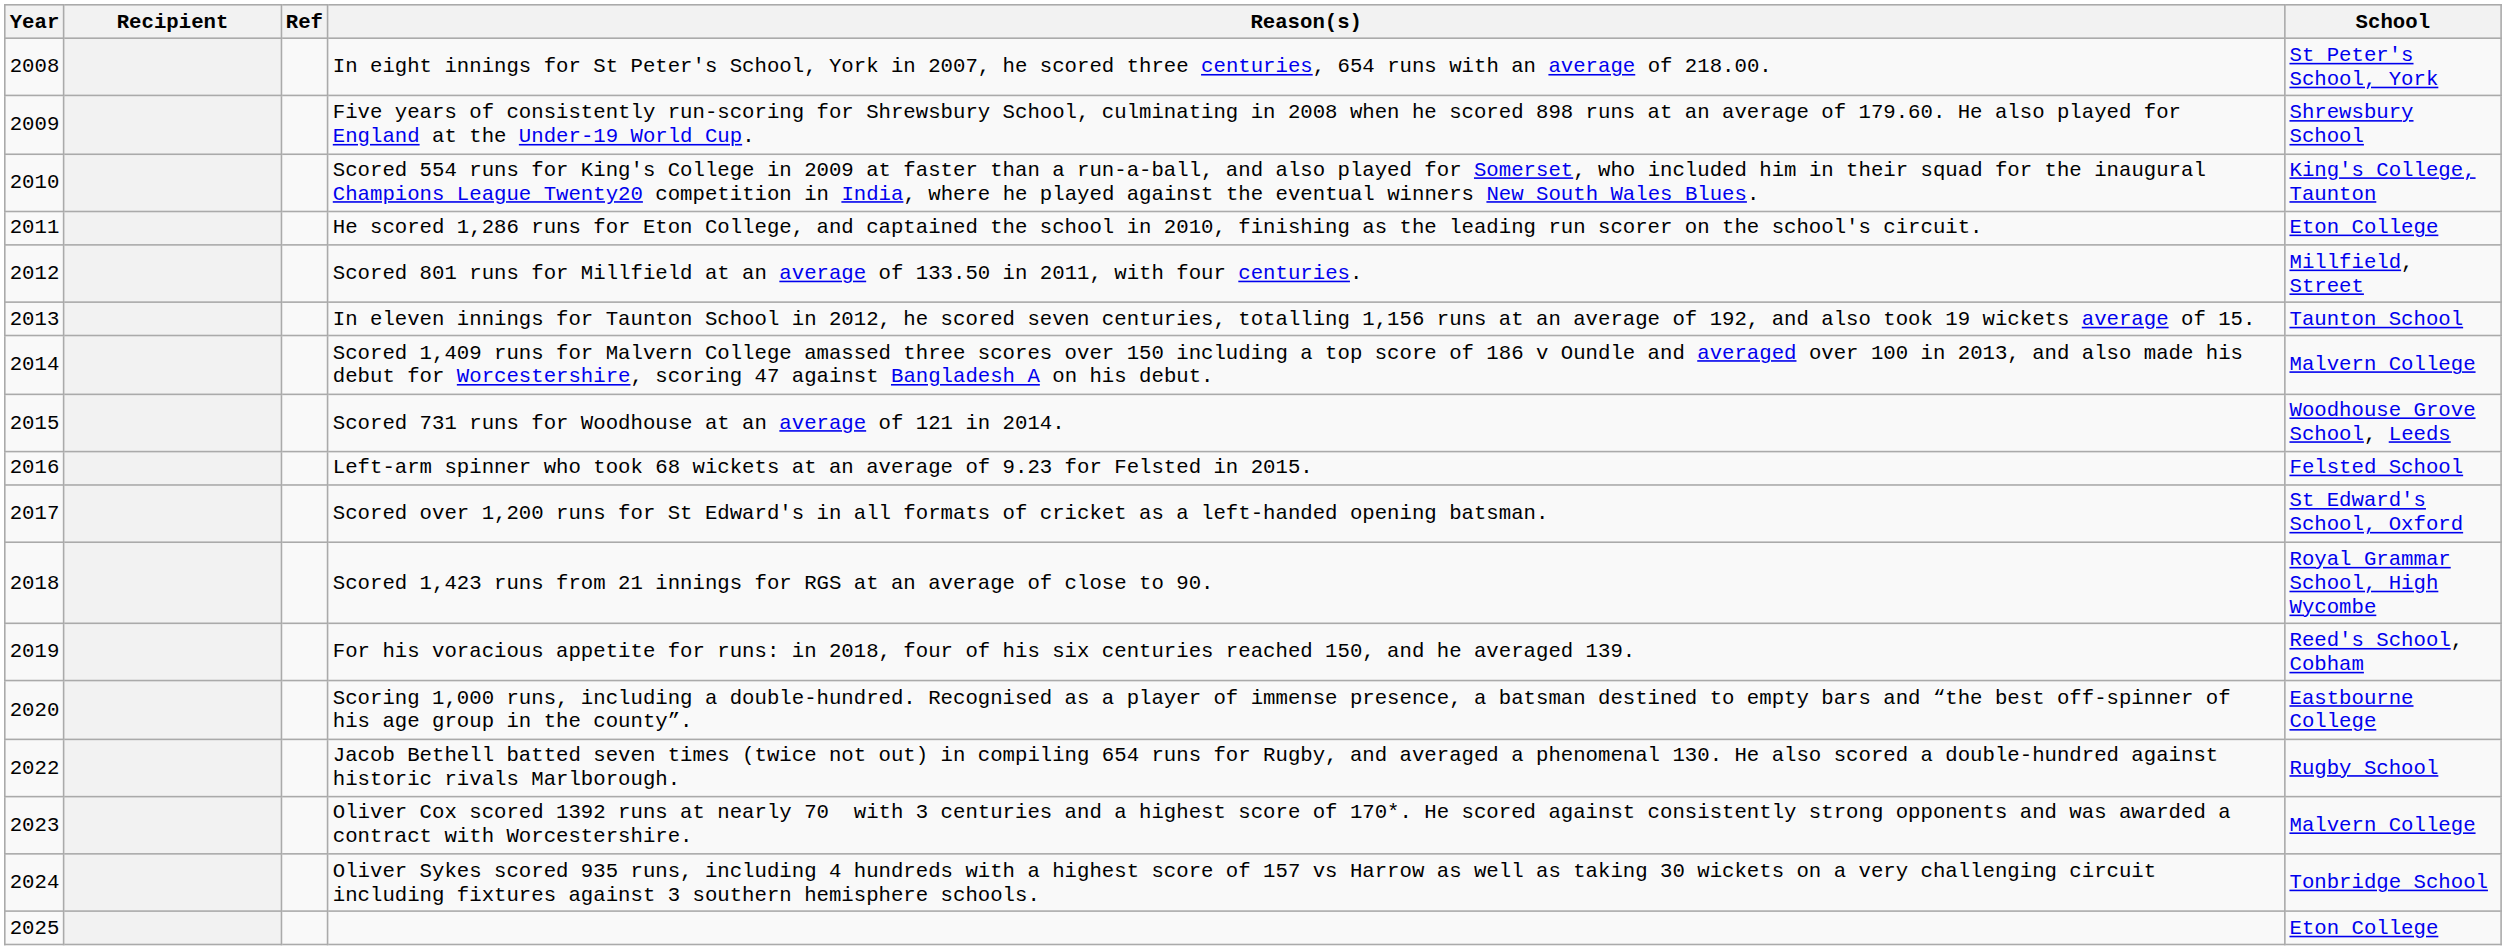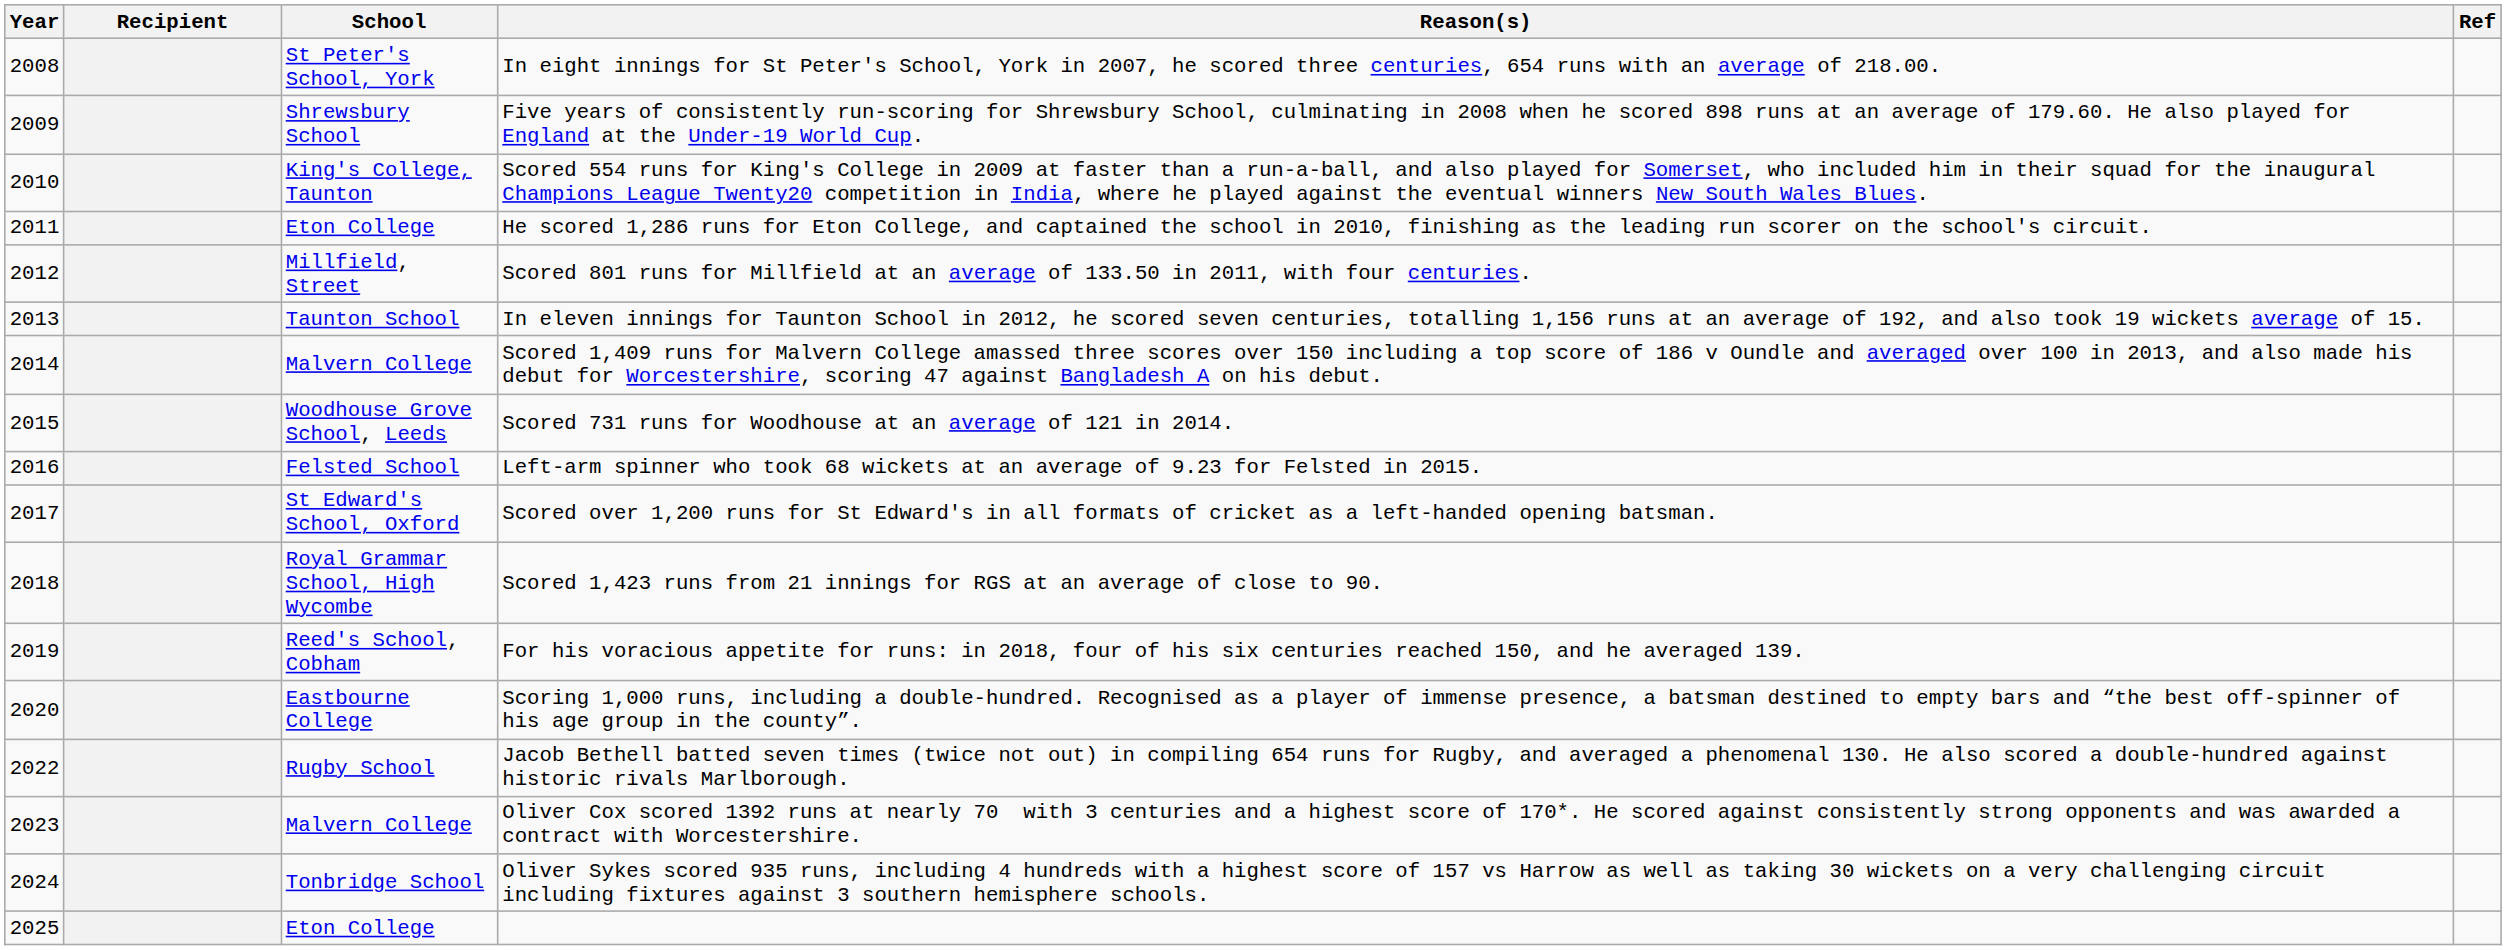columns swapped: (2393, 22) <-> (304, 22)
